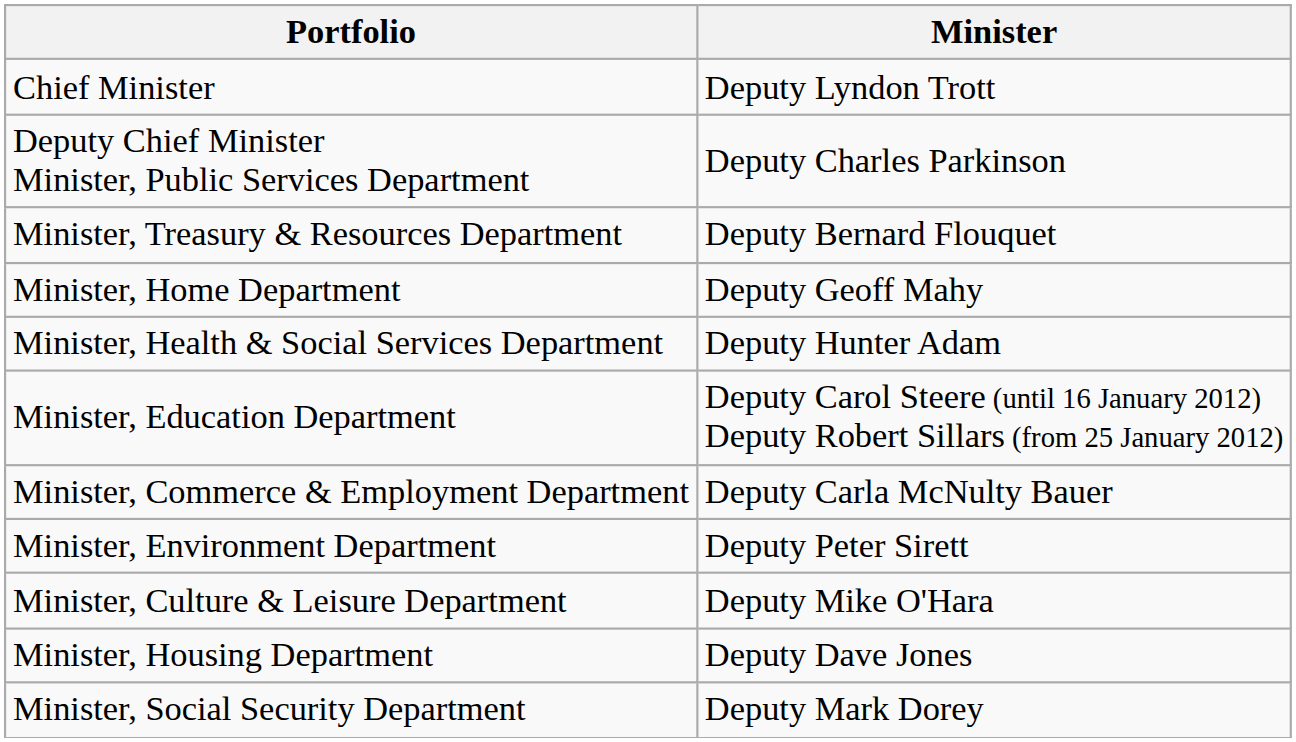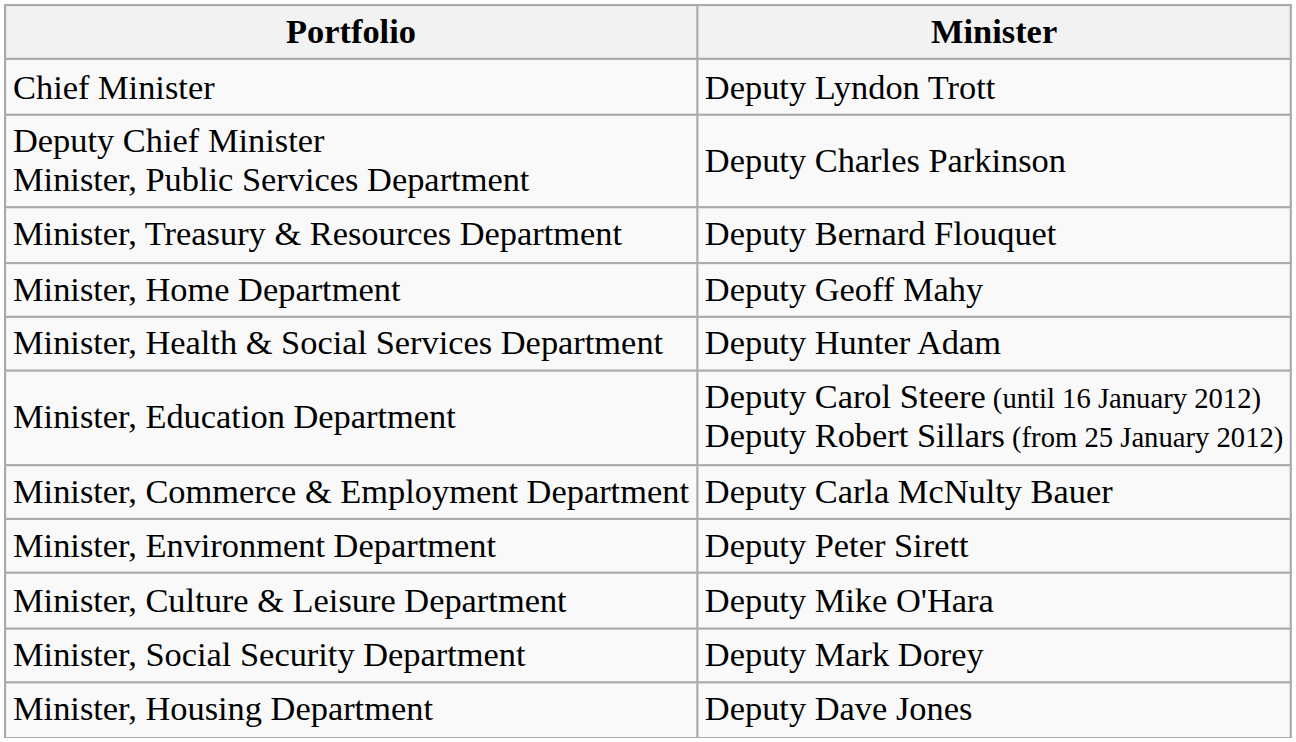rows swapped: (269, 709) <-> (223, 654)
